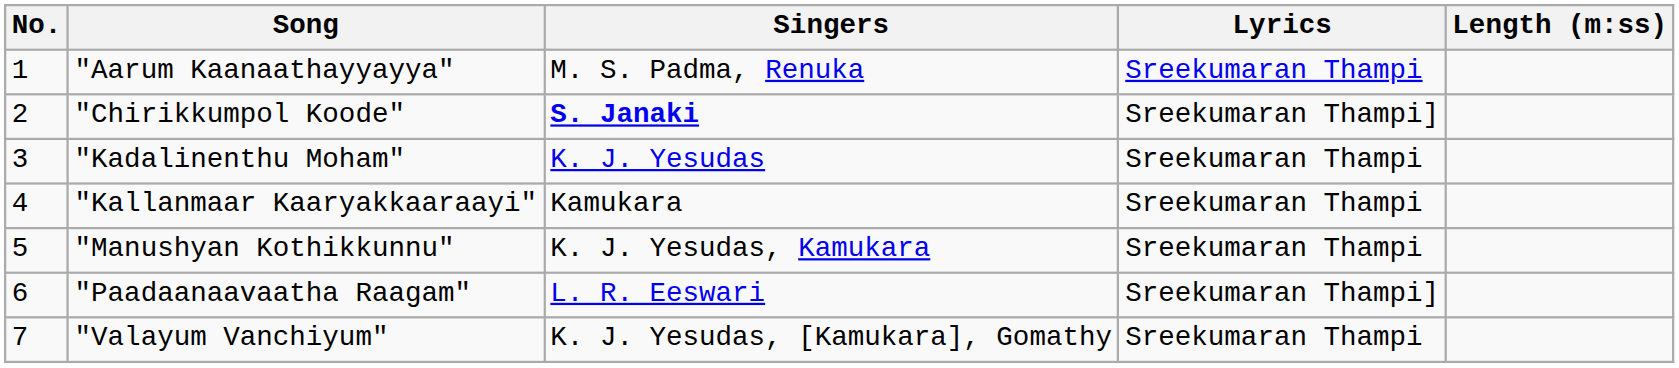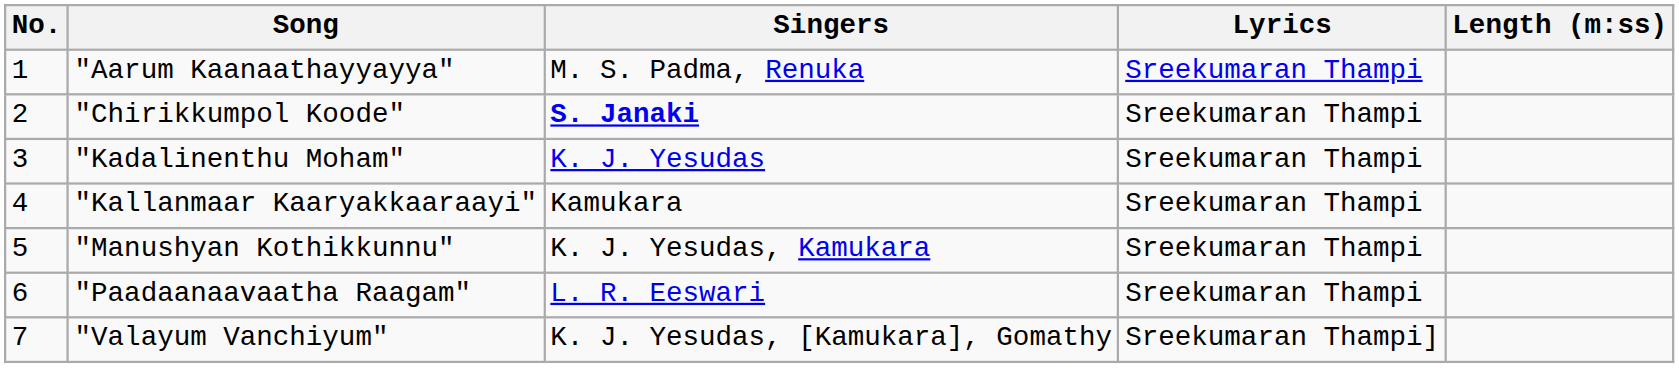(1282, 117) Sreekumaran Thampi] -> (1274, 117) Sreekumaran Thampi
(1282, 294) Sreekumaran Thampi] -> (1274, 294) Sreekumaran Thampi
(1274, 339) Sreekumaran Thampi -> (1282, 339) Sreekumaran Thampi]
